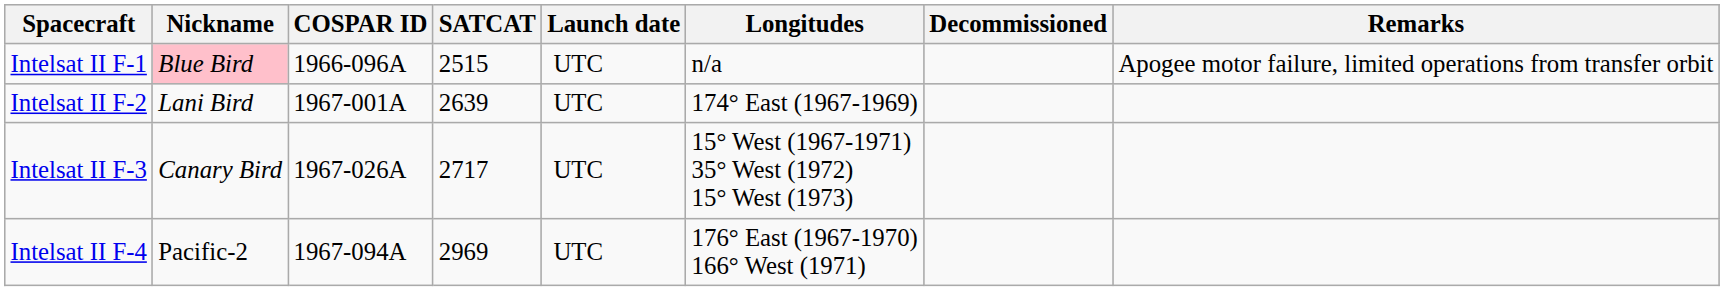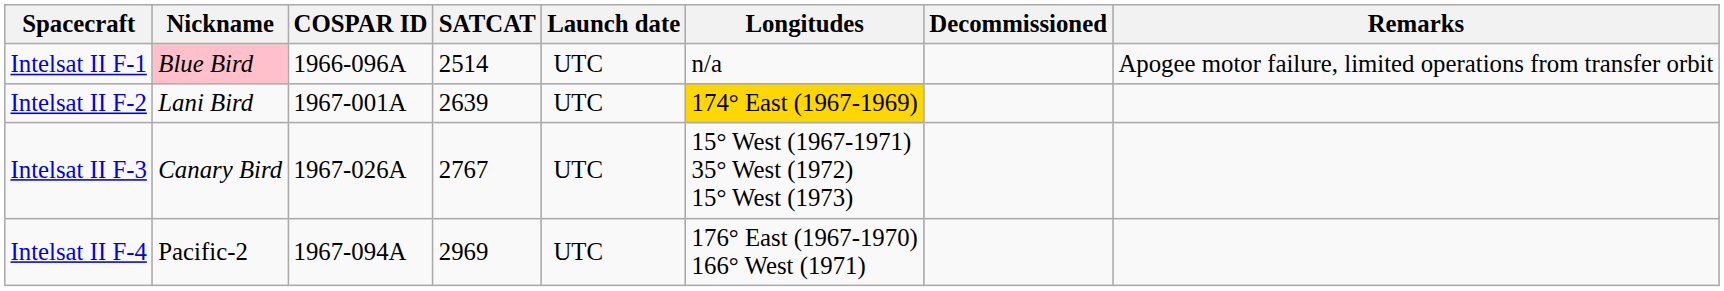(464, 63) 2515 -> (464, 63) 2514
(805, 102) no background -> (805, 102) gold background
(464, 170) 2717 -> (464, 170) 2767
